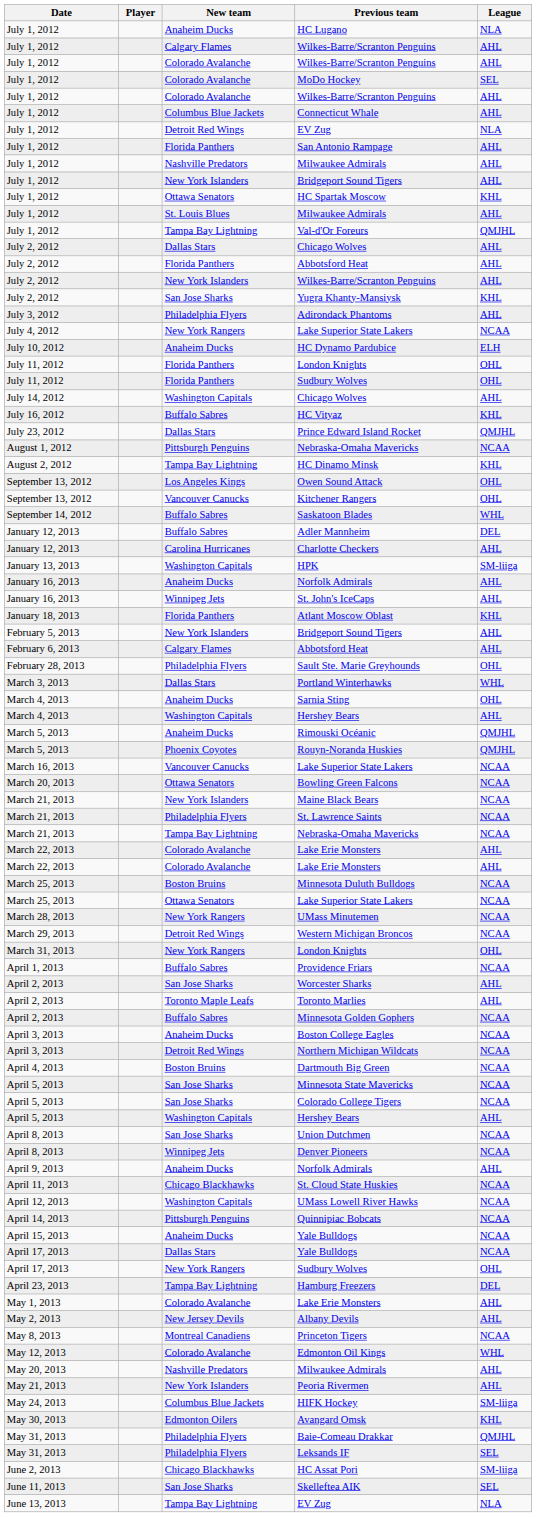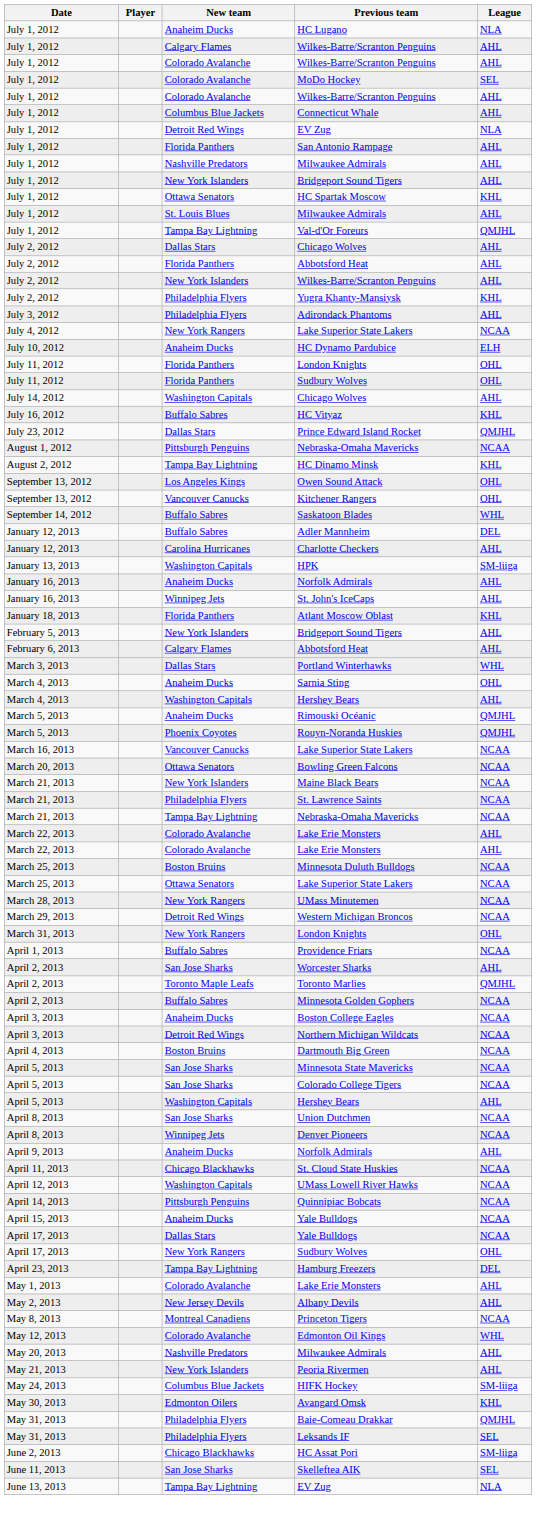(199, 297) San Jose Sharks -> (206, 297) Philadelphia Flyers
- row: (46, 666)
(491, 1000) AHL -> (498, 984) QMJHL
